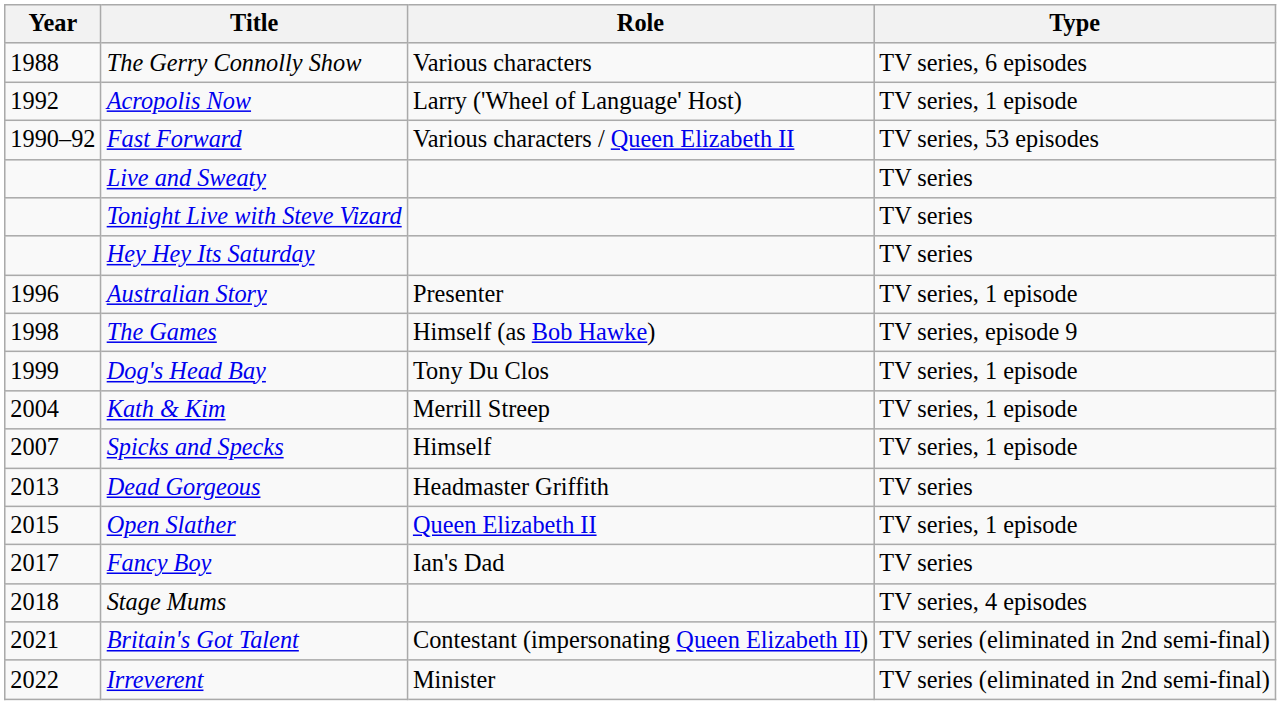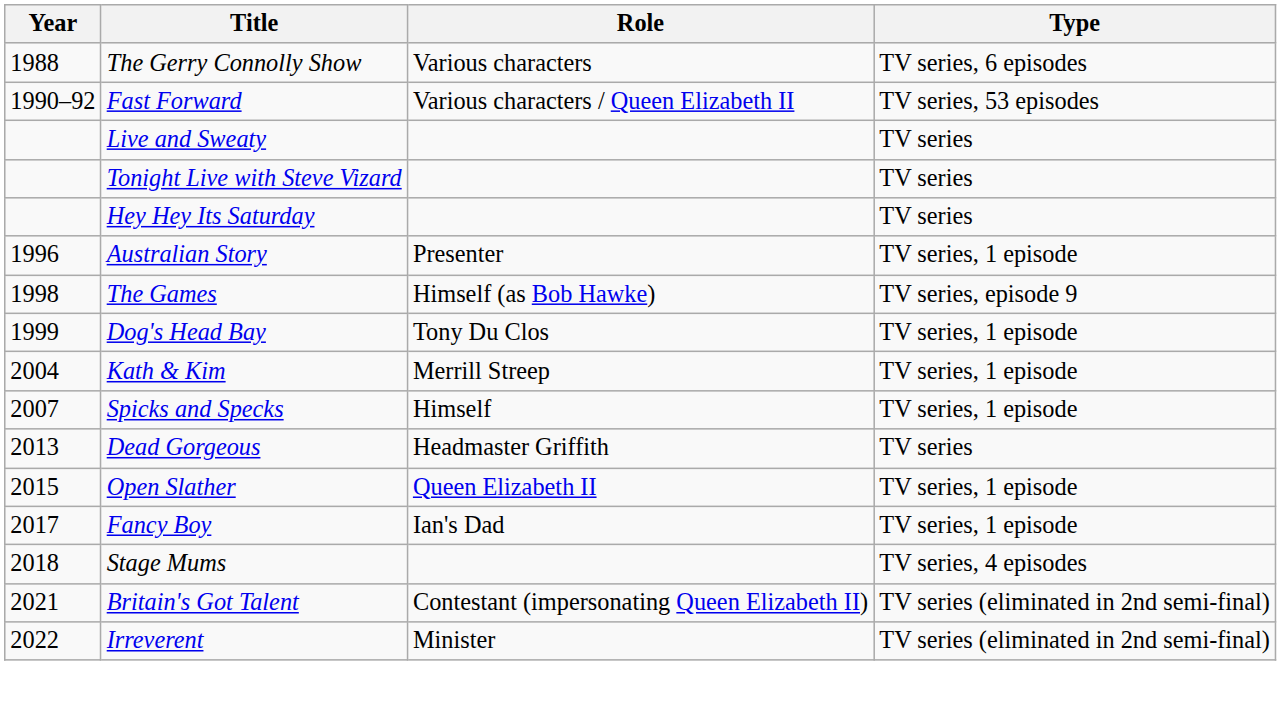- row: (179, 100)
(926, 563) TV series -> (978, 525) TV series, 1 episode
